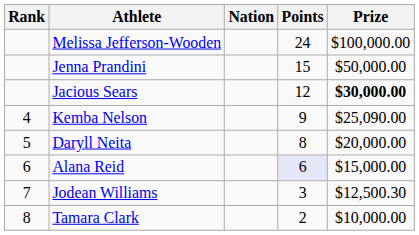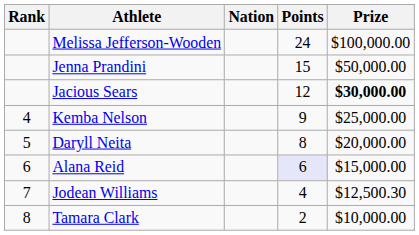(371, 117) $25,090.00 -> (371, 117) $25,000.00
(303, 192) 3 -> (303, 192) 4
